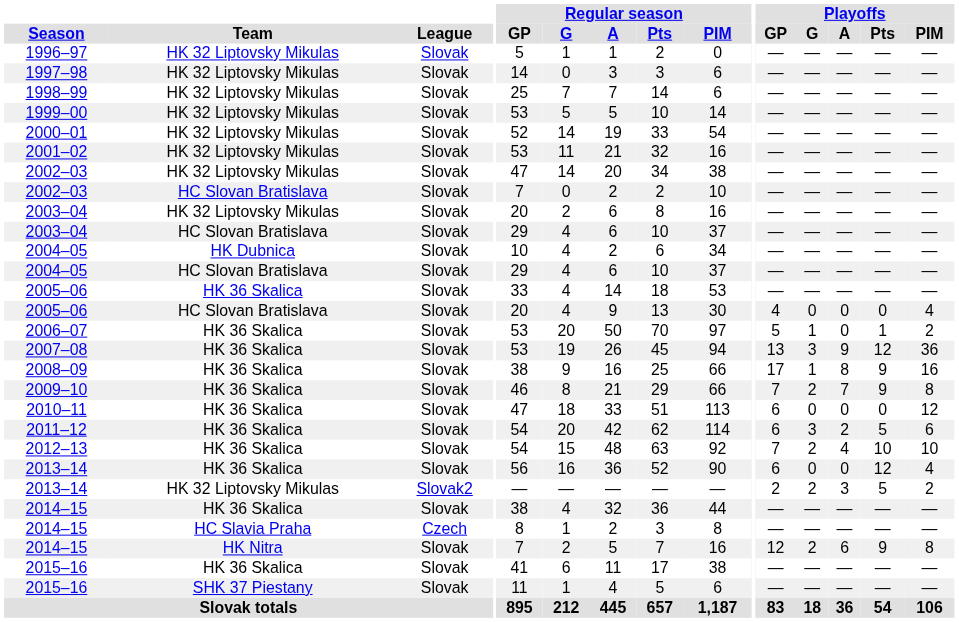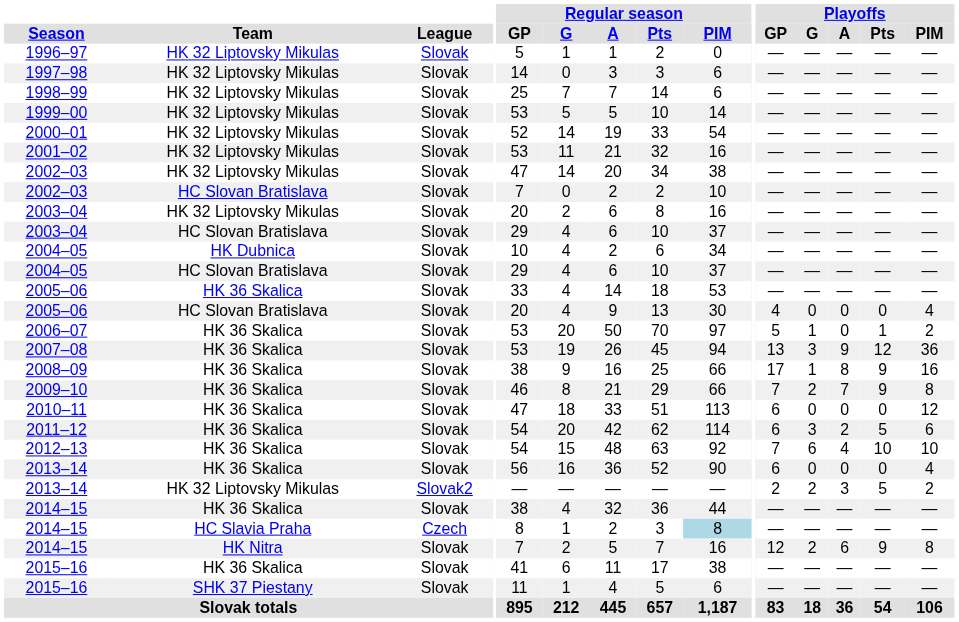(812, 449) 2 -> (812, 449) 6
(883, 469) 12 -> (883, 469) 0
(718, 528) no background -> (718, 528) lightblue background
